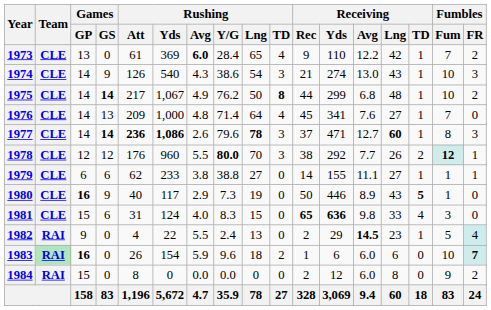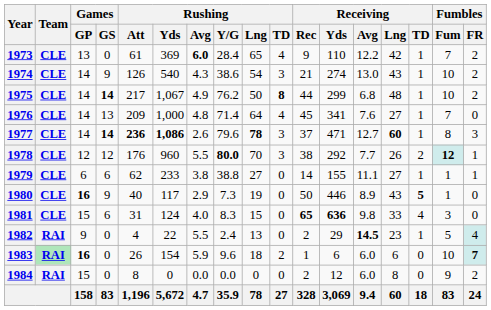(475, 74) 3 -> (475, 74) 2
